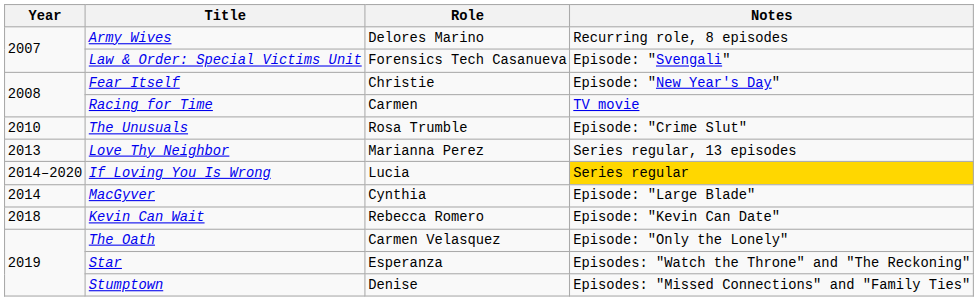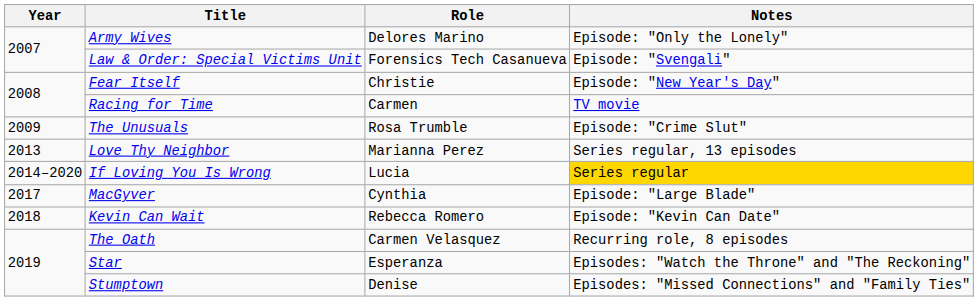(681, 38) Recurring role, 8 episodes -> (681, 38) Episode: "Only the Lonely"
(24, 128) 2010 -> (24, 128) 2009
(24, 195) 2014 -> (24, 195) 2017
(681, 240) Episode: "Only the Lonely" -> (681, 240) Recurring role, 8 episodes
